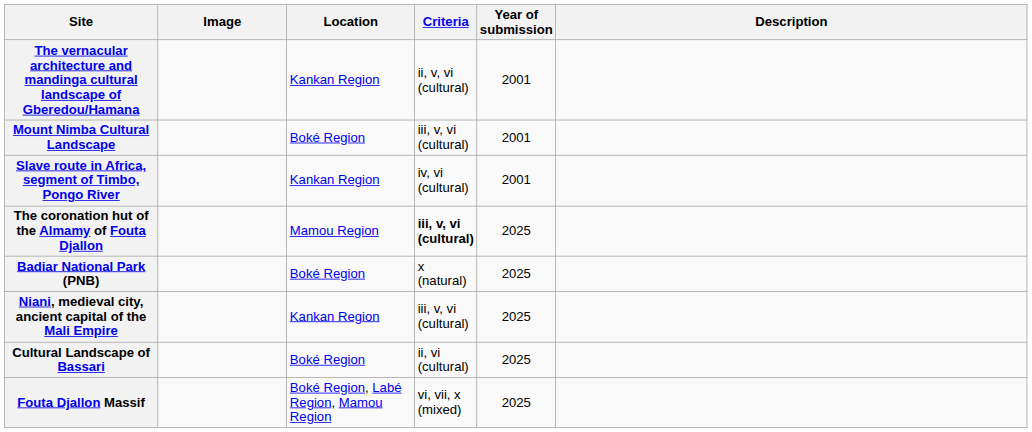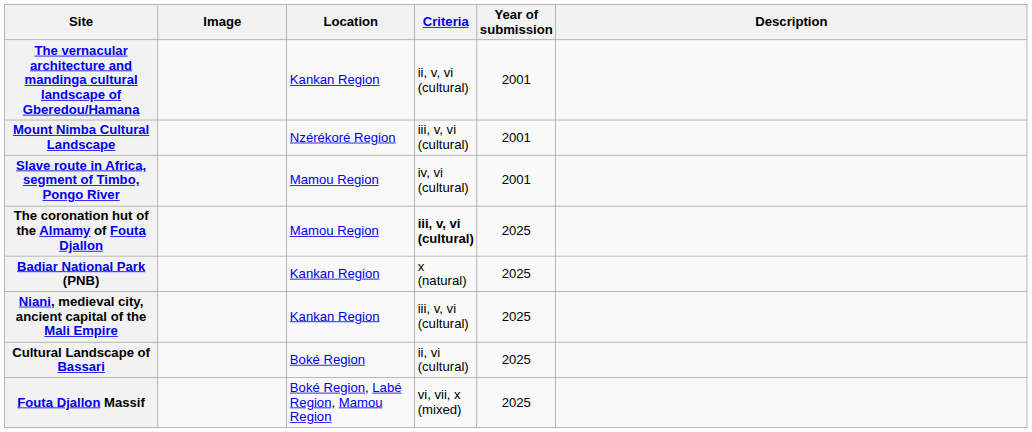(327, 137) Boké Region -> (343, 137) Nzérékoré Region
(335, 180) Kankan Region -> (334, 180) Mamou Region
(327, 273) Boké Region -> (335, 273) Kankan Region
